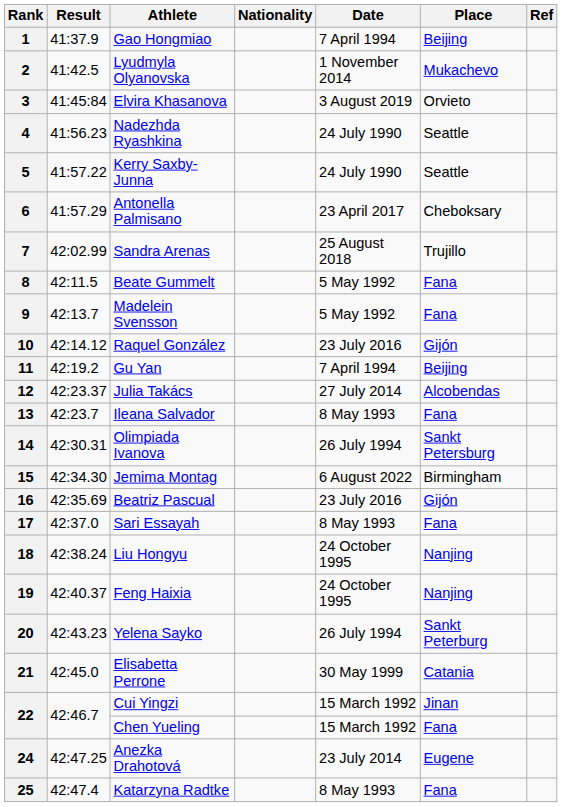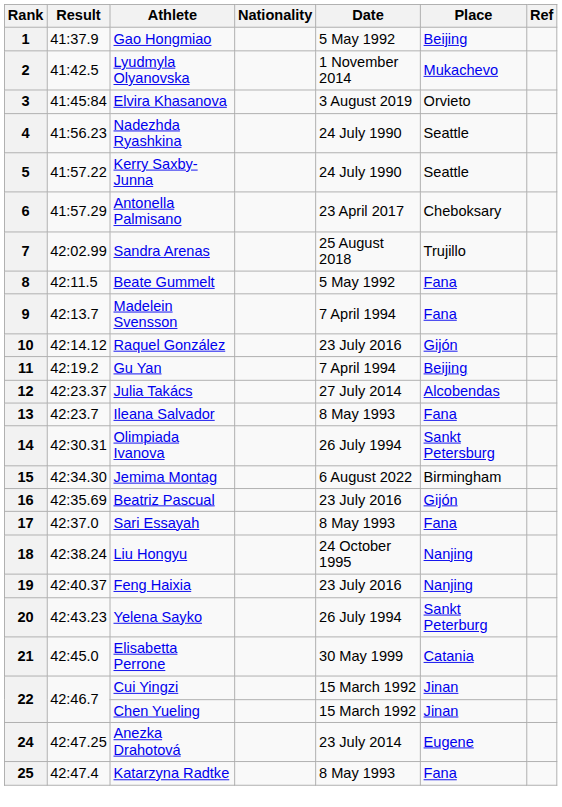(357, 39) 7 April 1994 -> (357, 39) 5 May 1992
(357, 313) 5 May 1992 -> (357, 313) 7 April 1994
(355, 594) 24 October 1995 -> (360, 585) 23 July 2016
(440, 727) Fana -> (441, 710) Jinan
